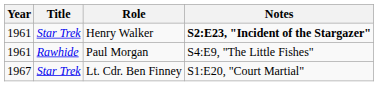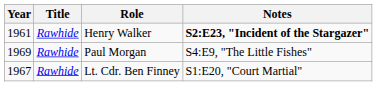(59, 33) Star Trek -> (58, 33) Rawhide
(19, 52) 1961 -> (19, 52) 1969
(59, 71) Star Trek -> (58, 71) Rawhide
